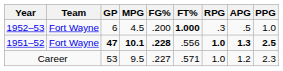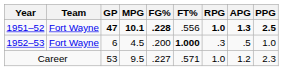rows swapped: (26, 43) <-> (26, 28)
